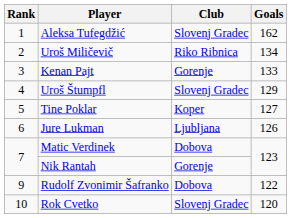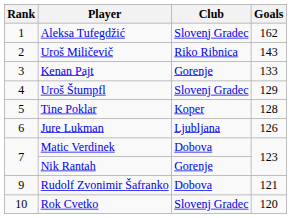(269, 52) 134 -> (269, 52) 143
(269, 109) 127 -> (269, 109) 128
(269, 185) 122 -> (269, 185) 121
